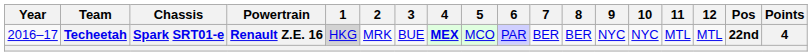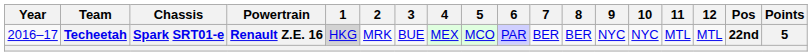(445, 35) bold -> (445, 35) normal
(785, 35) 4 -> (785, 35) 5
